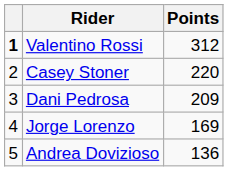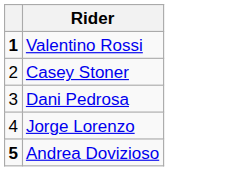- column: (193, 18)
(13, 153) normal -> (13, 153) bold
